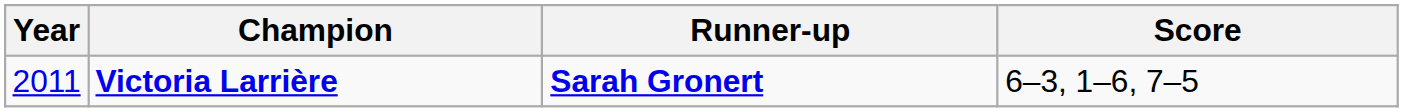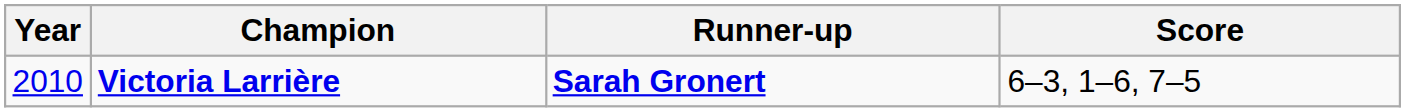(47, 81) 2011 -> (48, 81) 2010
